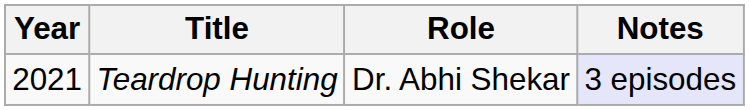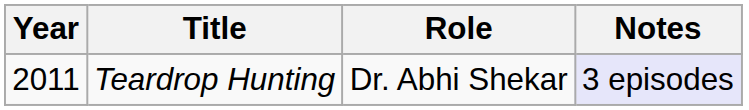(47, 79) 2021 -> (46, 79) 2011
